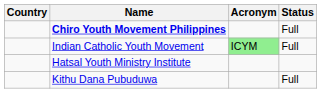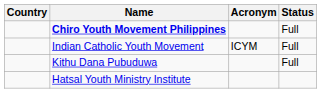(244, 46) lightgreen background -> (244, 46) no background
rows swapped: (105, 79) <-> (121, 63)
